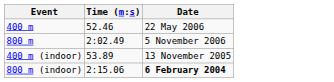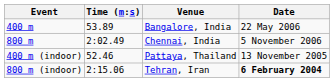+ column: (191, 12)
(100, 26) 52.46 -> (100, 26) 53.89
(100, 56) 53.89 -> (100, 56) 52.46
